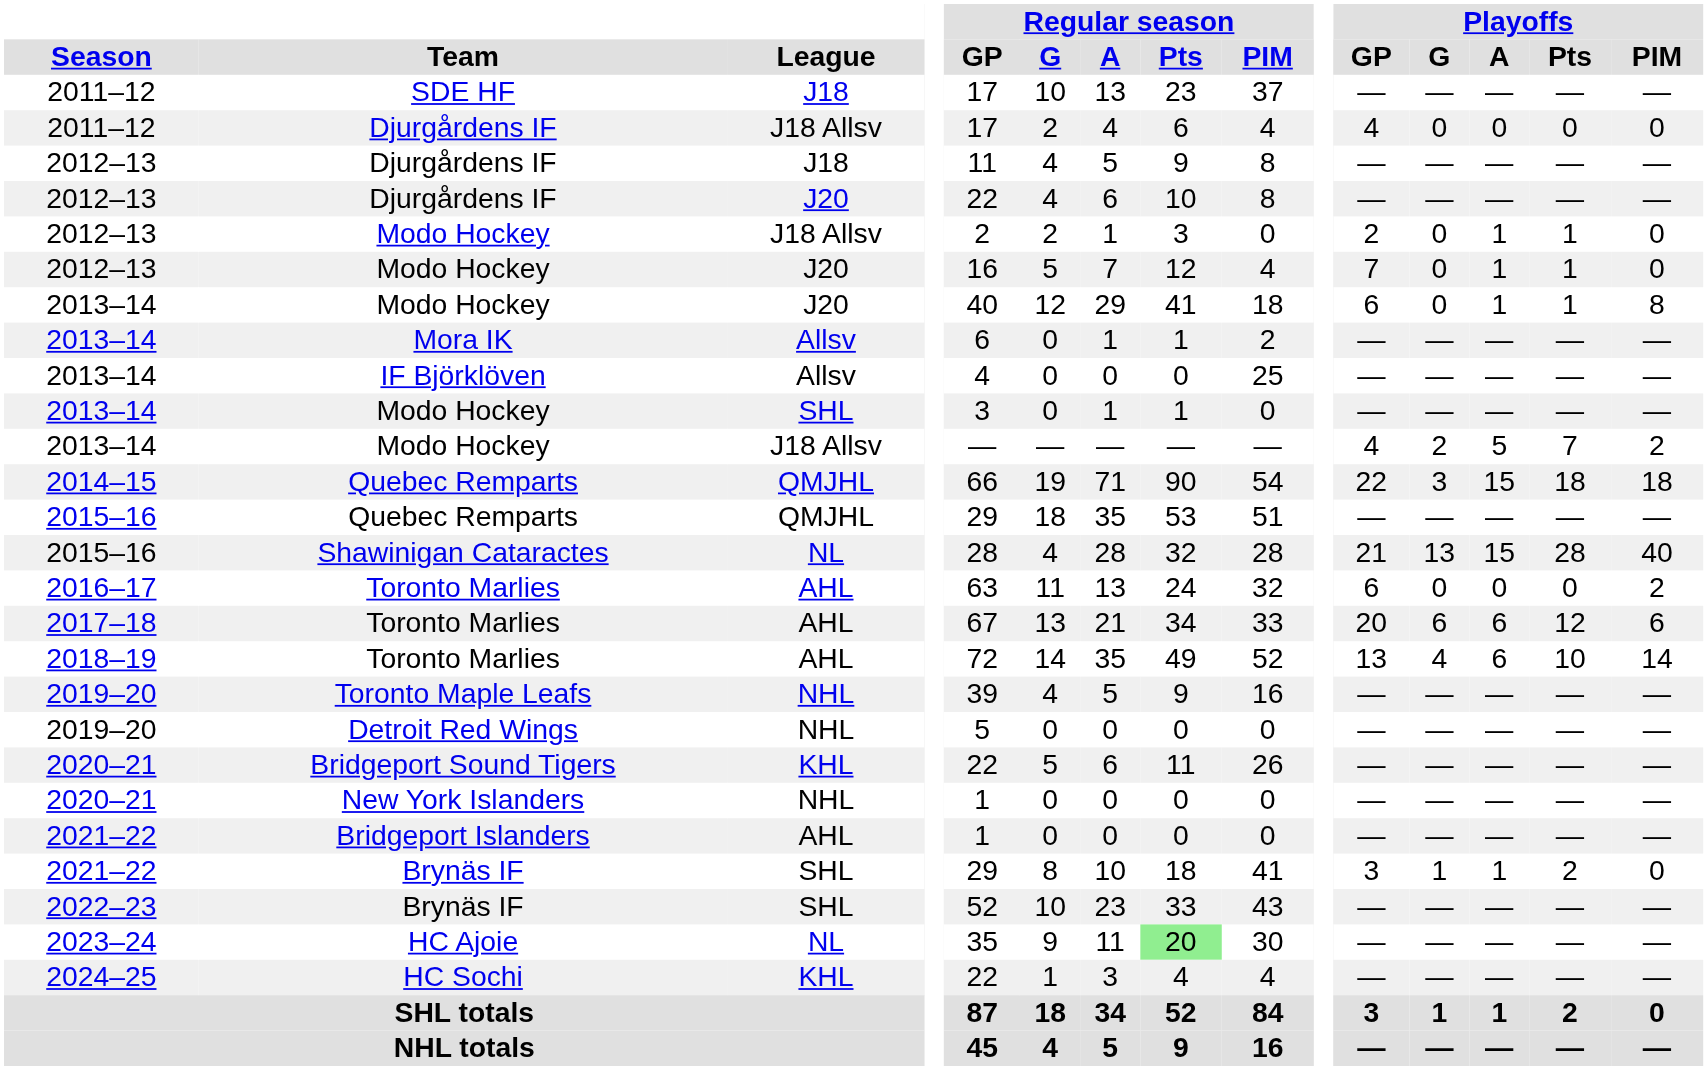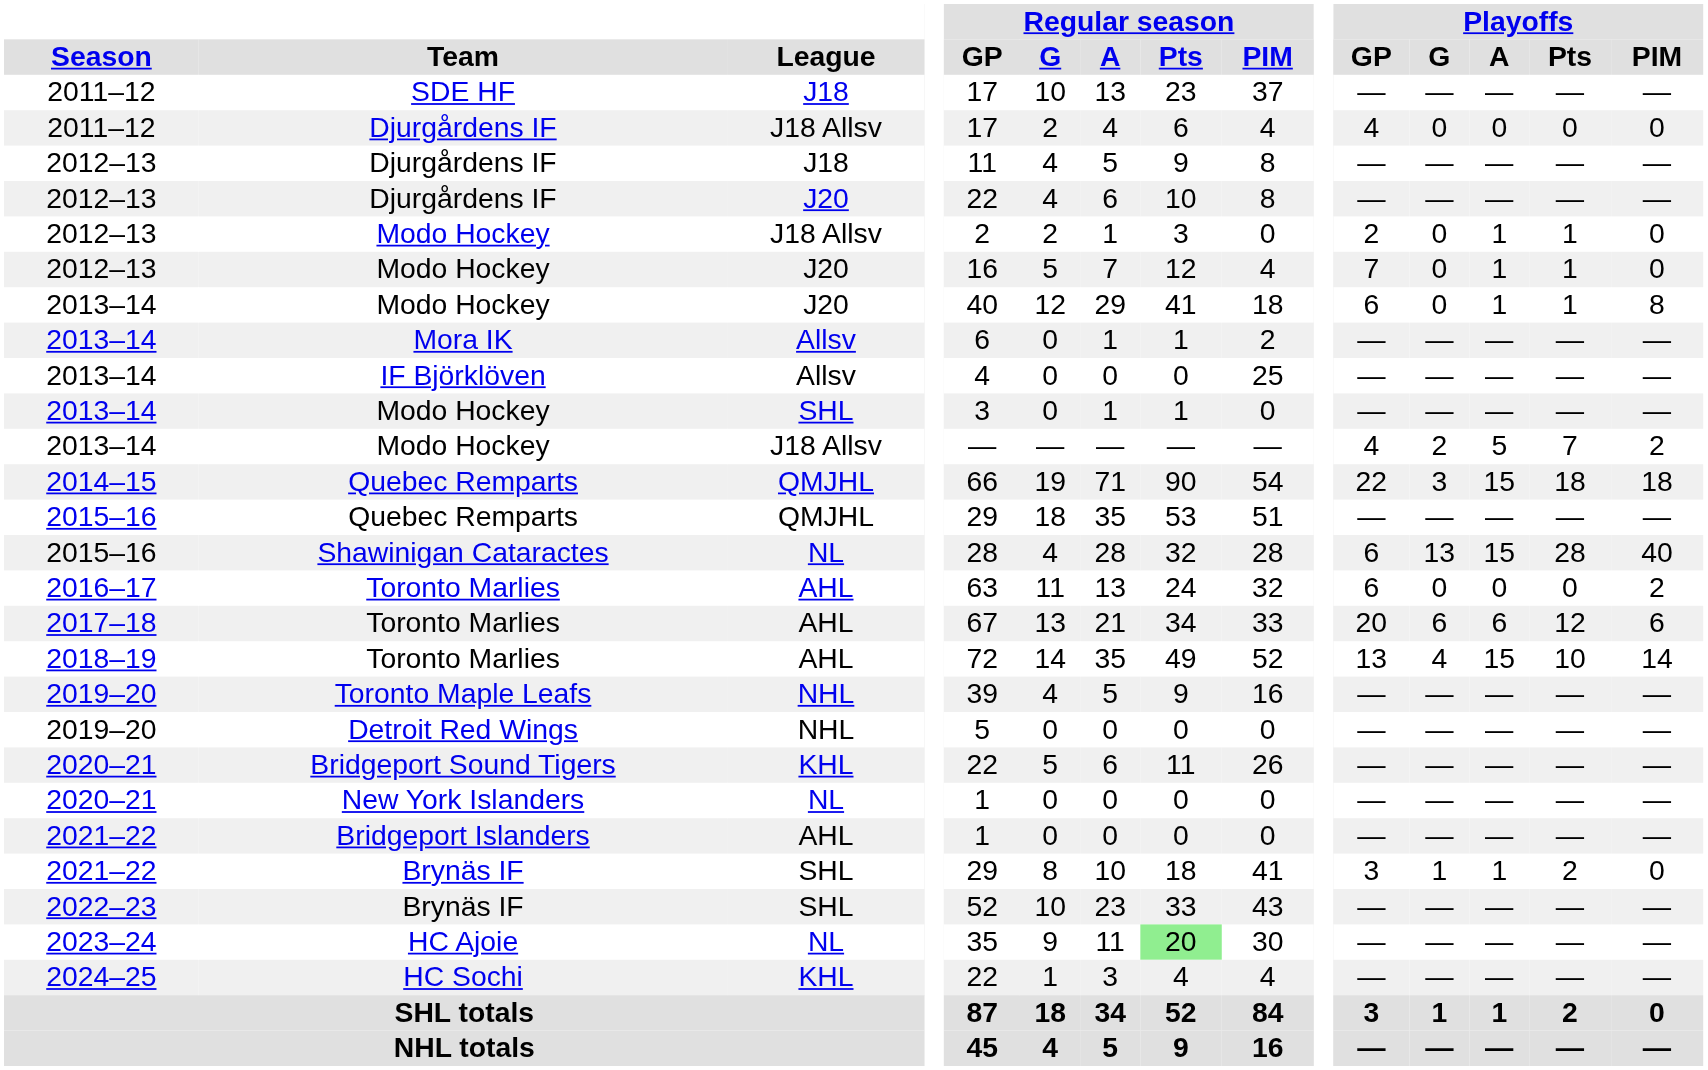(1371, 552) 21 -> (1371, 552) 6
(1499, 658) 6 -> (1499, 658) 15
(826, 800) NHL -> (826, 800) NL
